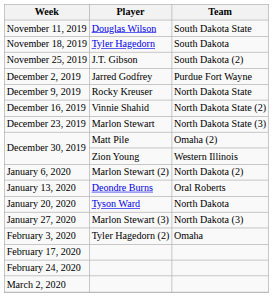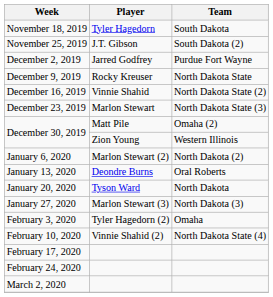- row: (47, 28)
+ row: (44, 236)
